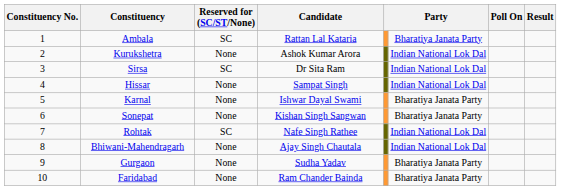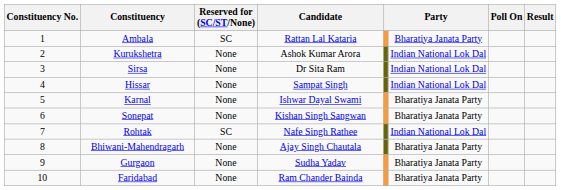(226, 69) SC -> (226, 69) None
(438, 147) Indian National Lok Dal -> (438, 147) Bharatiya Janata Party
